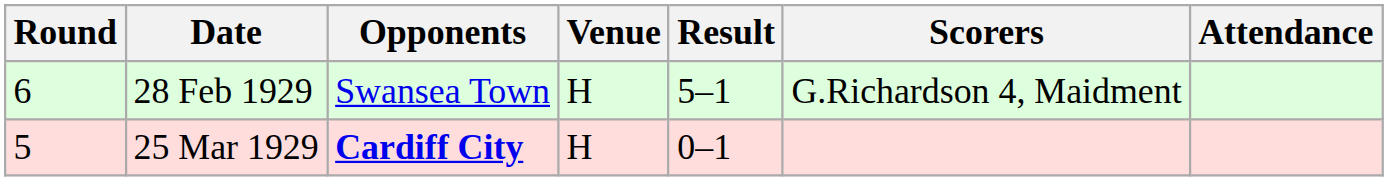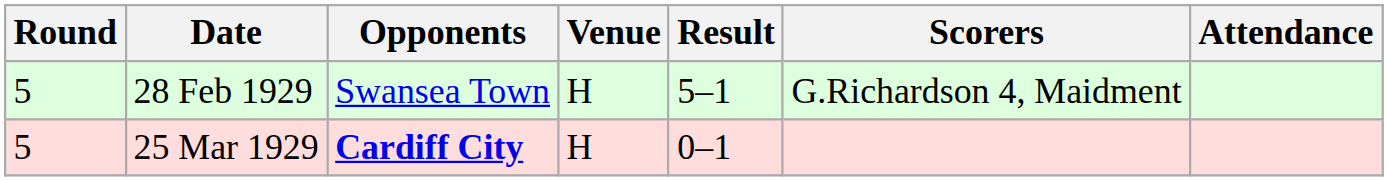(22, 89) 6 -> (22, 89) 5
